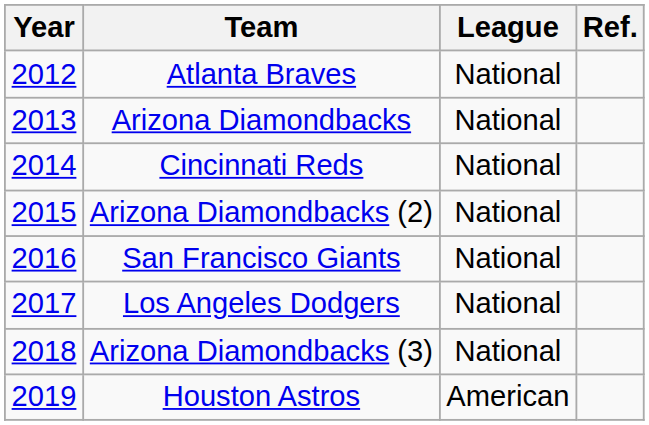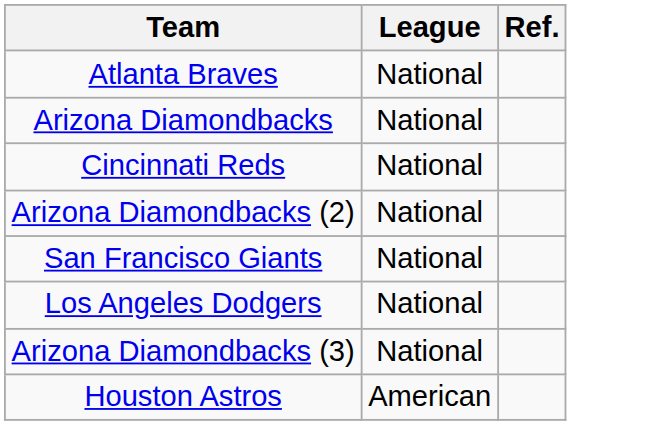- column: (44, 27)
